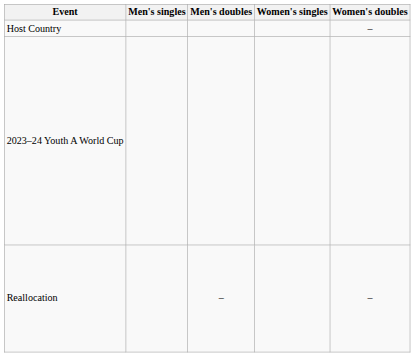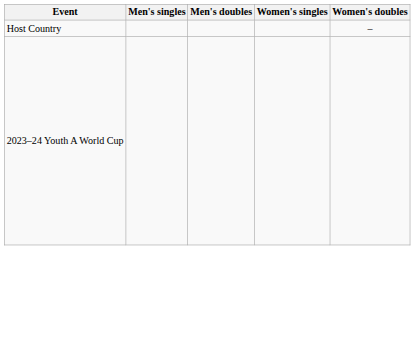- row: (32, 298)
